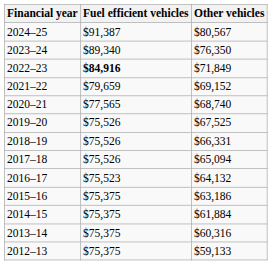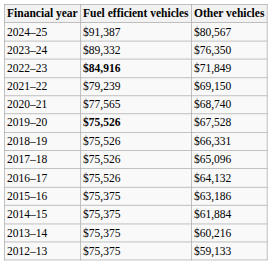(102, 50) $89,340 -> (102, 50) $89,332
(102, 86) $79,659 -> (102, 86) $79,239
(213, 86) $69,152 -> (213, 86) $69,150
(102, 123) normal -> (102, 123) bold
(213, 123) $67,525 -> (213, 123) $67,528
(213, 159) $65,094 -> (213, 159) $65,096
(102, 178) $75,523 -> (102, 178) $75,526
(213, 232) $60,316 -> (213, 232) $60,216
